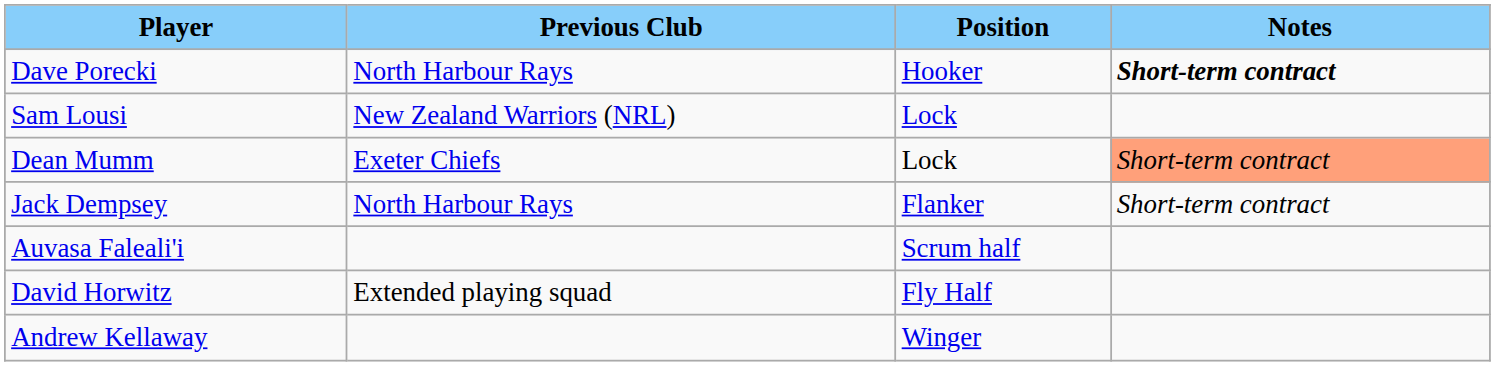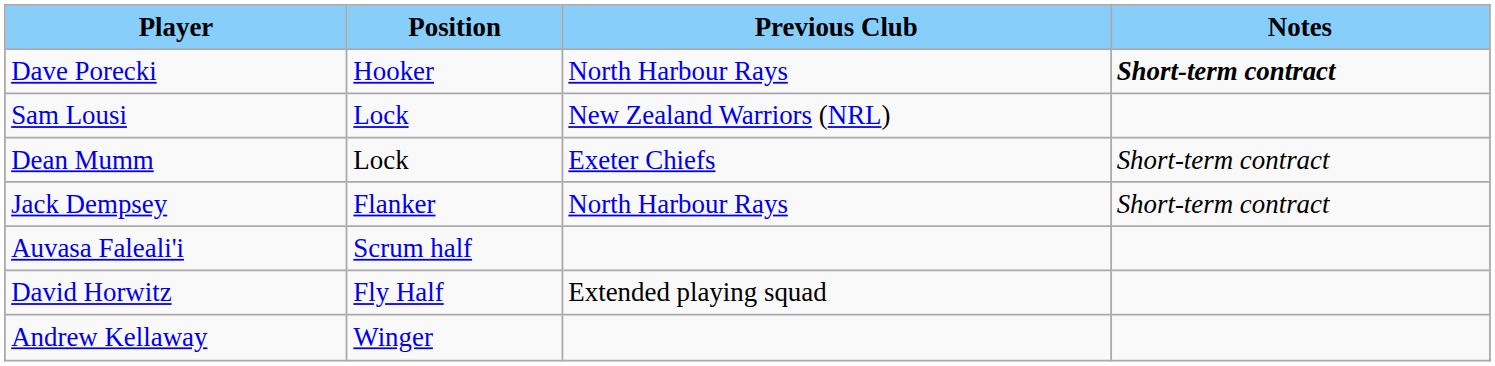columns swapped: (1003, 26) <-> (621, 26)
(1223, 159) lightsalmon background -> (1223, 159) no background
